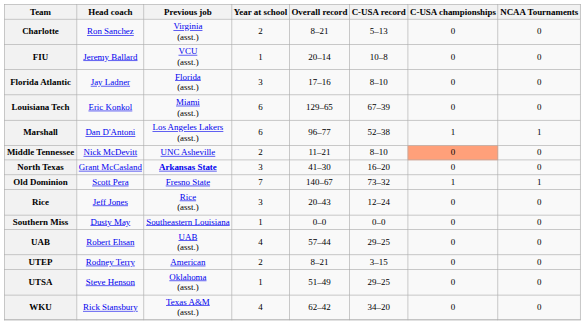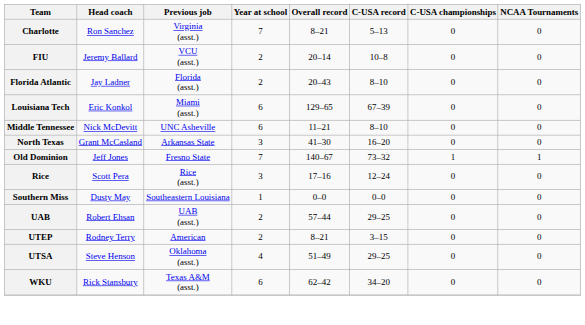(261, 32) 2 -> (261, 32) 7
(261, 57) 1 -> (261, 57) 2
(261, 82) 3 -> (261, 82) 2
(319, 82) 17–16 -> (319, 82) 20–43
- row: (41, 133)
(261, 153) 2 -> (261, 128) 6
(453, 153) lightsalmon background -> (453, 128) no background
(188, 168) bold -> (188, 142) normal
(110, 182) Scott Pera -> (110, 157) Jeff Jones
(110, 202) Jeff Jones -> (110, 177) Scott Pera
(319, 202) 20–43 -> (319, 177) 17–16
(261, 242) 4 -> (261, 217) 2
(261, 282) 1 -> (261, 257) 4
(261, 307) 4 -> (261, 282) 6
